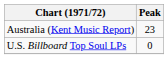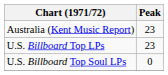+ row: (56, 45)
